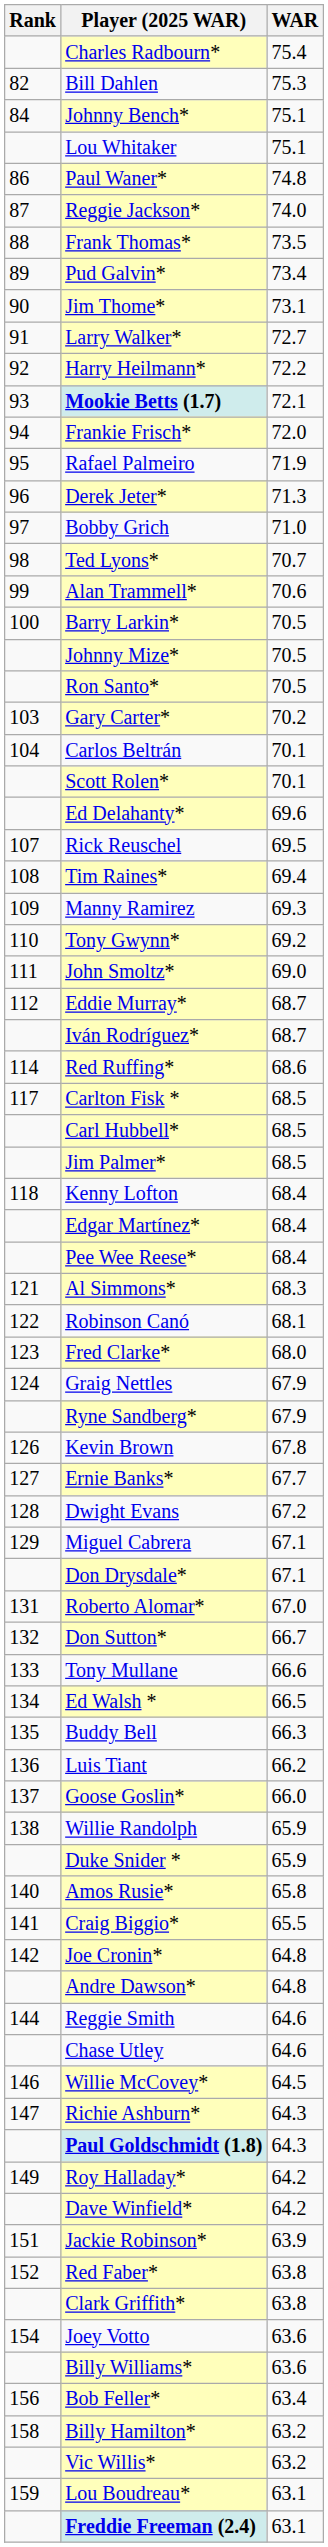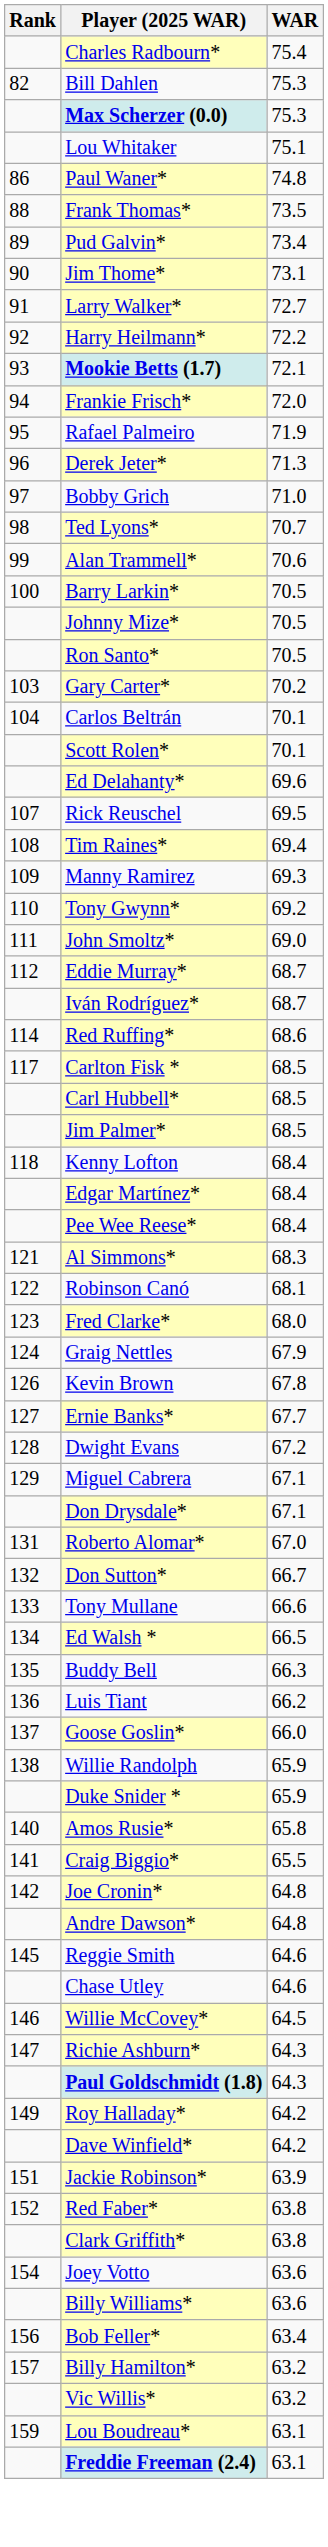+ row: (146, 115)
- row: (127, 115)
- row: (133, 210)
- row: (131, 1415)
(24, 2018) 144 -> (24, 1955) 145
(24, 2430) 158 -> (24, 2367) 157
